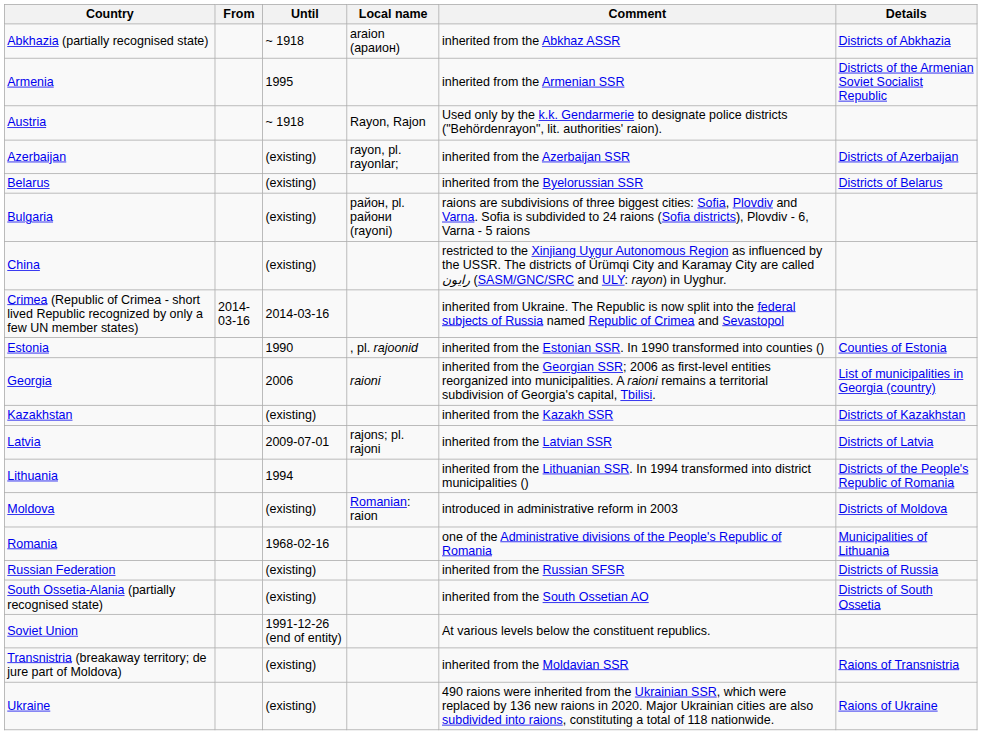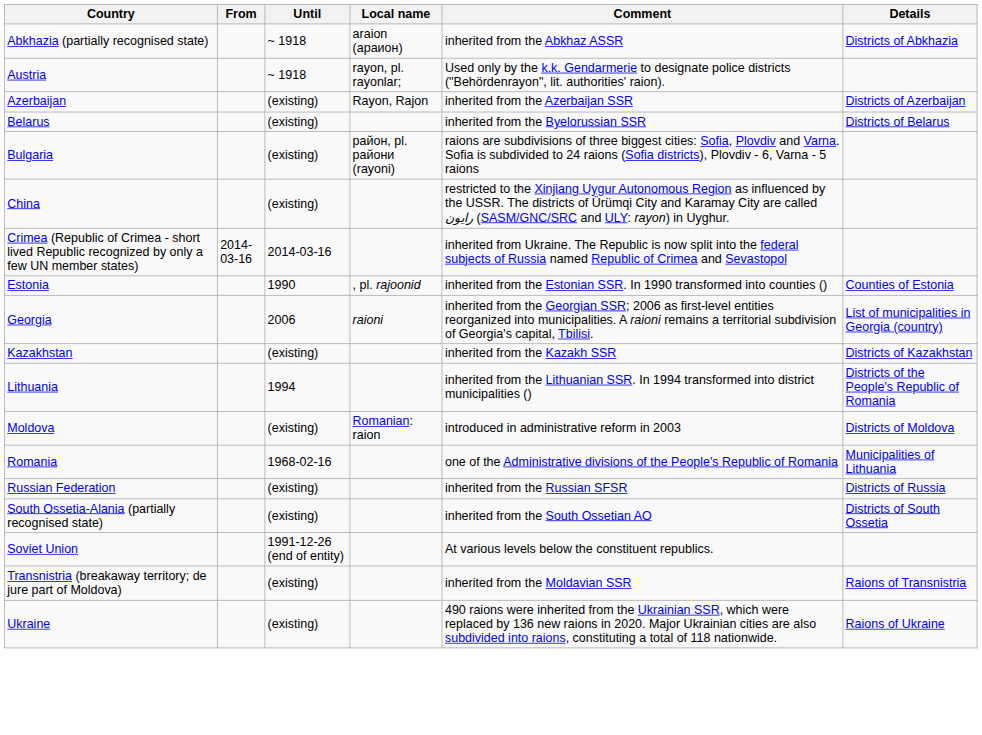- row: (31, 82)
(388, 122) Rayon, Rajon -> (378, 75) rayon, pl. rayonlar;
(376, 156) rayon, pl. rayonlar; -> (390, 101) Rayon, Rajon
- row: (24, 442)
